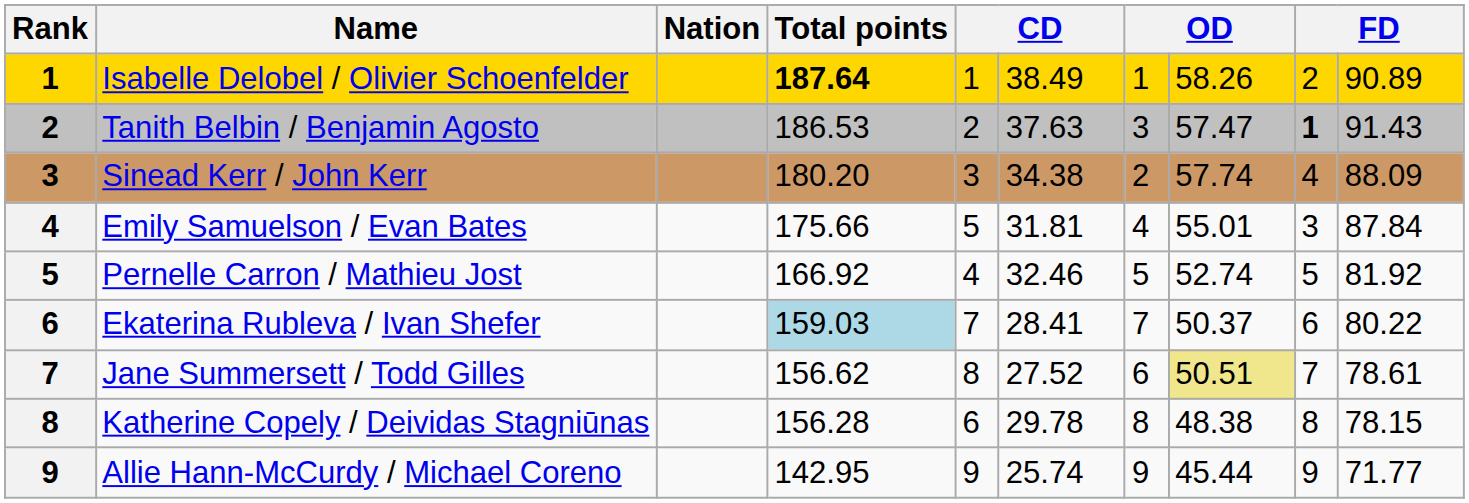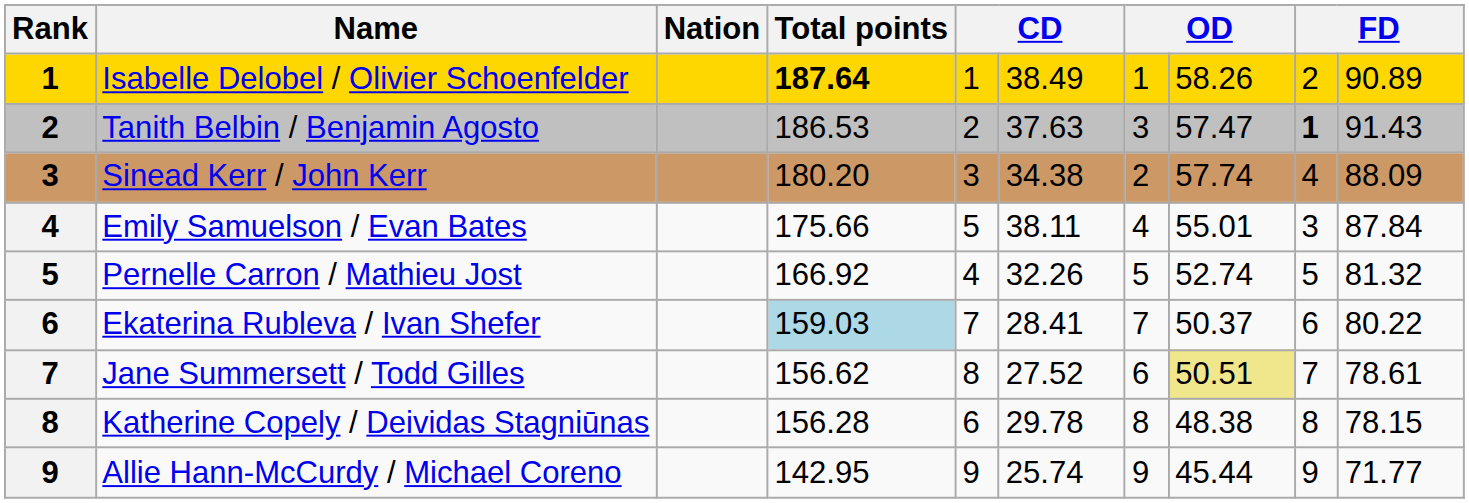(1045, 226) 31.81 -> (1043, 226) 38.11
(1045, 275) 32.46 -> (1045, 275) 32.26
(1384, 275) 81.92 -> (1384, 275) 81.32
